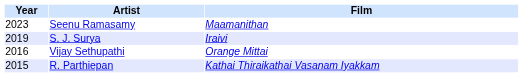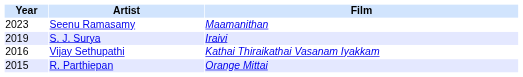(237, 52) Orange Mittai -> (292, 52) Kathai Thiraikathai Vasanam Iyakkam
(292, 65) Kathai Thiraikathai Vasanam Iyakkam -> (237, 65) Orange Mittai
